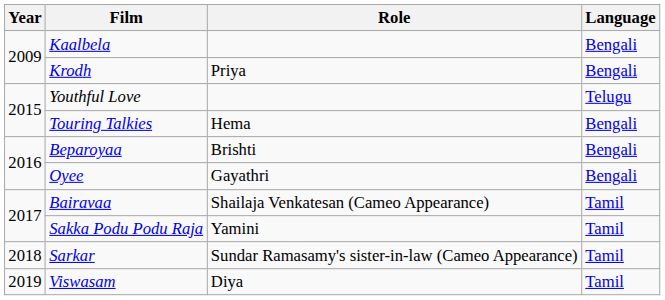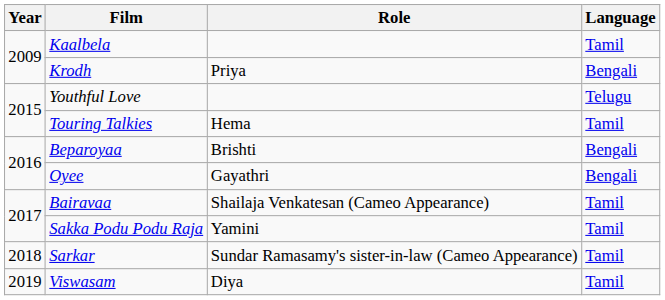(611, 44) Bengali -> (605, 44) Tamil
(611, 123) Bengali -> (605, 123) Tamil
